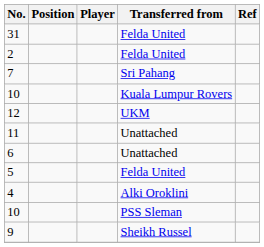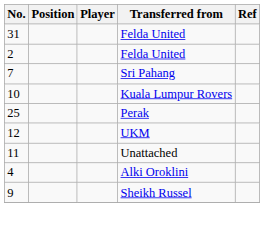+ row: (14, 113)
- row: (10, 152)
- row: (10, 172)
- row: (14, 212)
